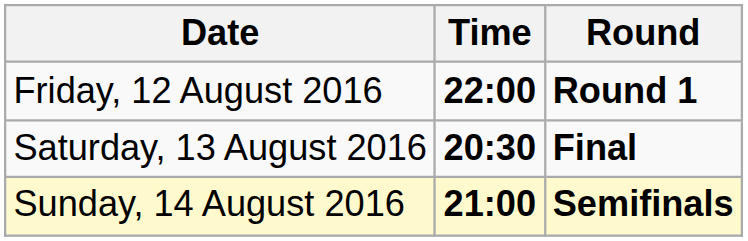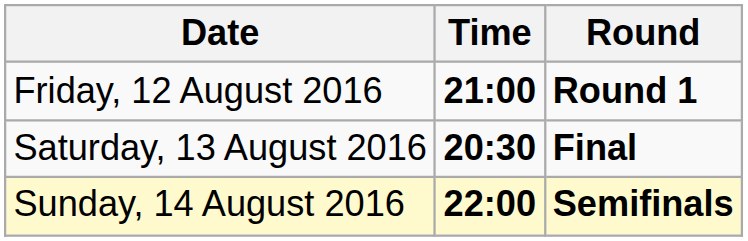(490, 90) 22:00 -> (490, 90) 21:00
(490, 205) 21:00 -> (490, 205) 22:00
